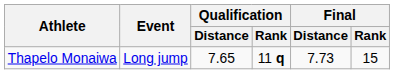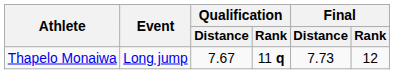(221, 58) 7.65 -> (221, 58) 7.67
(370, 58) 15 -> (370, 58) 12
